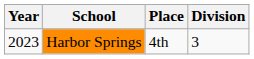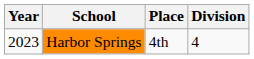(195, 41) 3 -> (195, 41) 4
